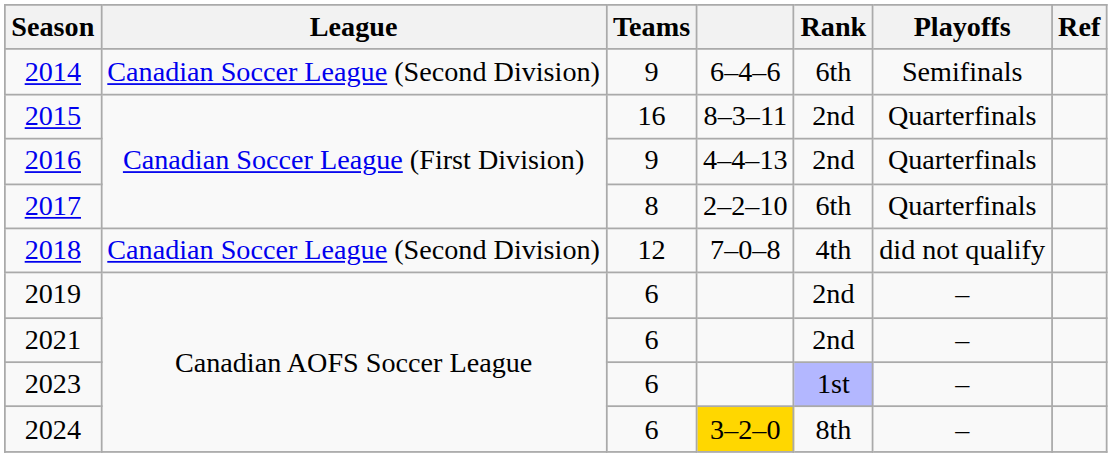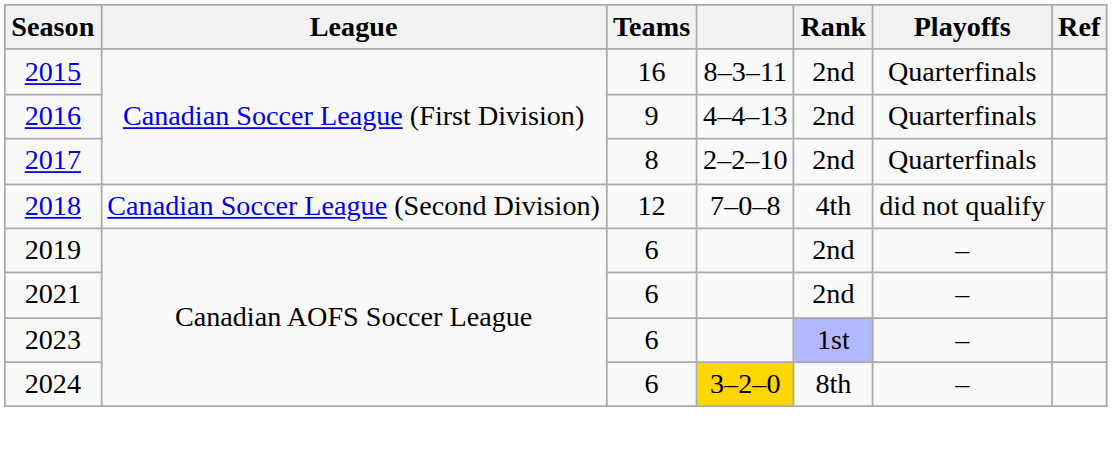- row: (53, 71)
(833, 205) 6th -> (833, 160) 2nd
